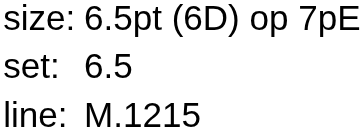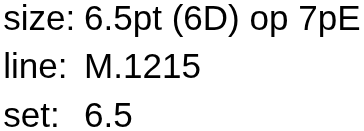rows swapped: (31, 66) <-> (35, 115)
